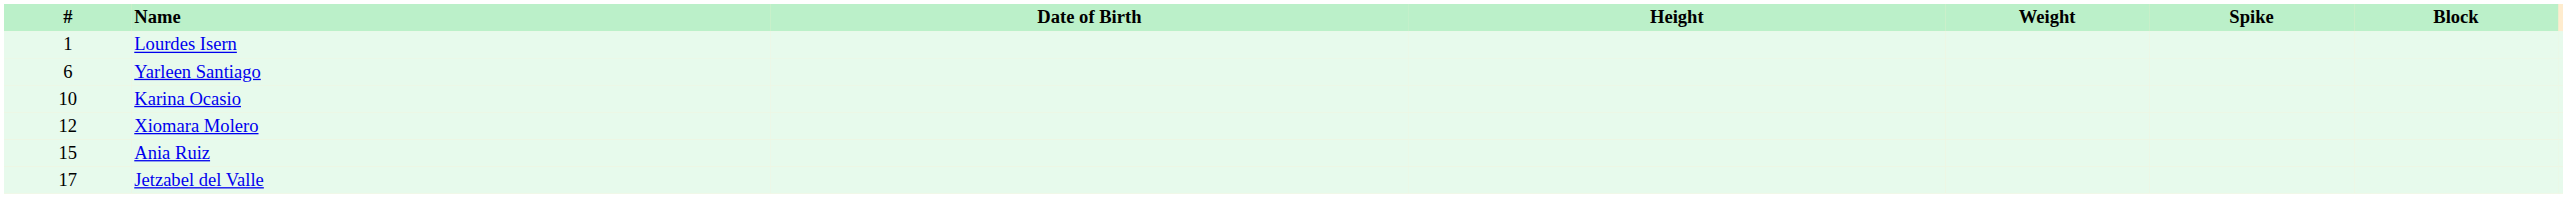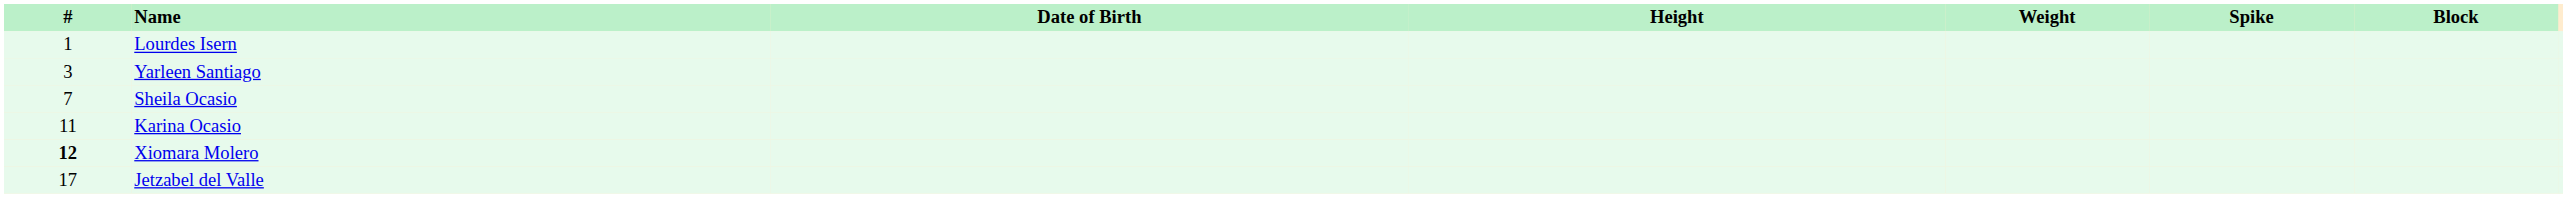(68, 71) 6 -> (68, 71) 3
+ row: (186, 98)
(68, 98) 10 -> (68, 125) 11
(68, 125) normal -> (68, 152) bold
- row: (172, 152)
